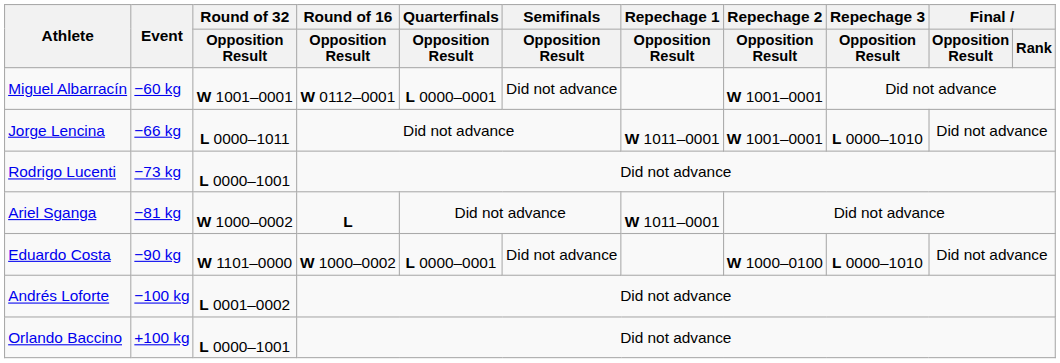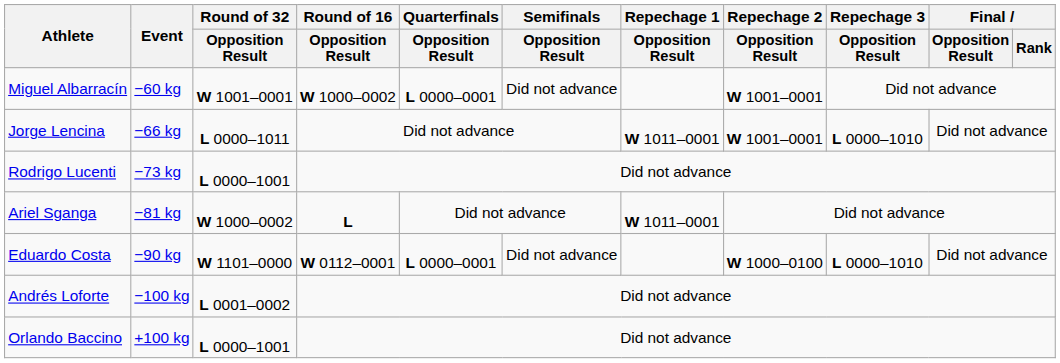(348, 98) W 0112–0001 -> (348, 98) W 1000–0002
(348, 263) W 1000–0002 -> (348, 263) W 0112–0001
